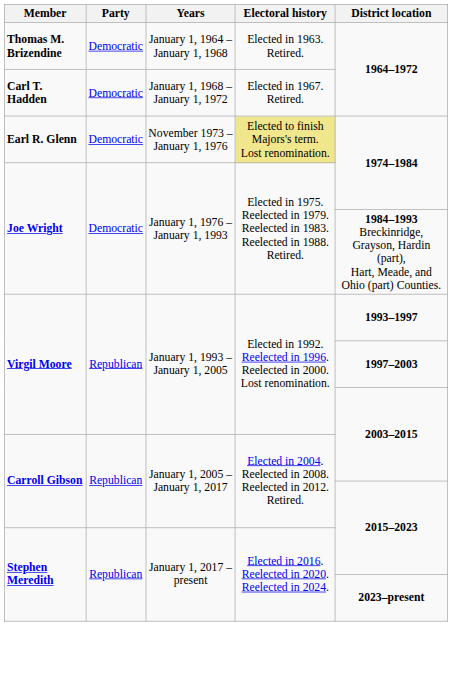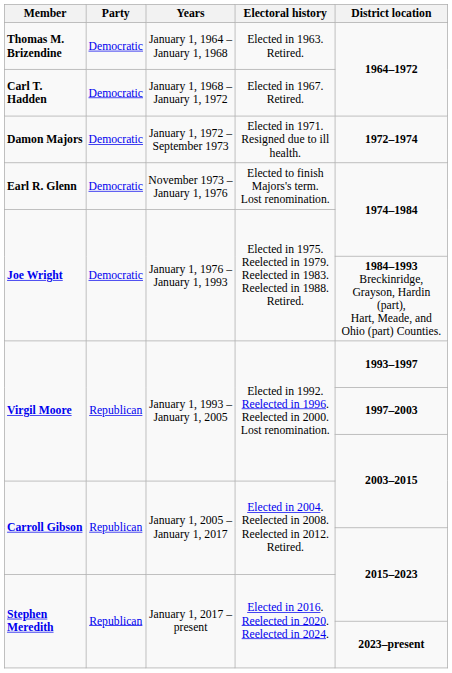+ row: (45, 139)
(285, 139) khaki background -> (285, 186) no background
